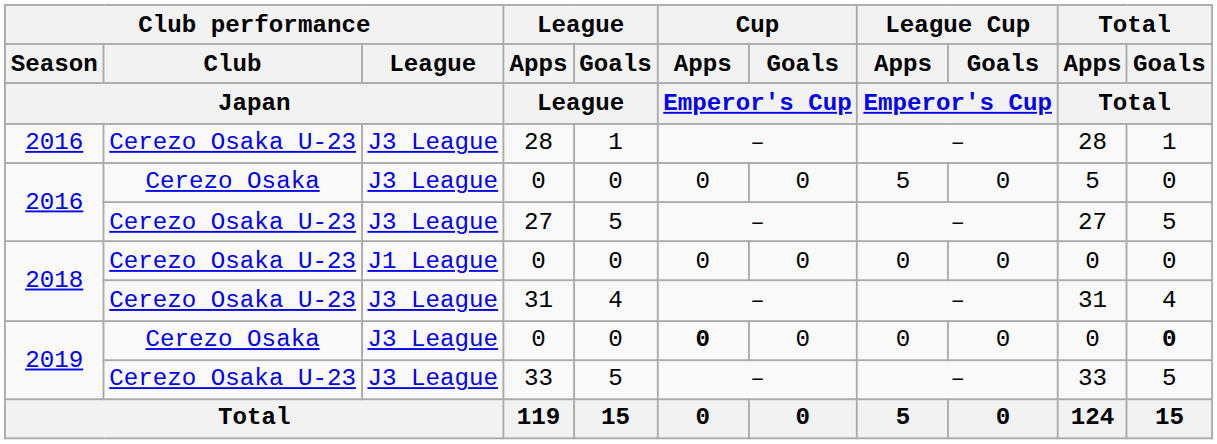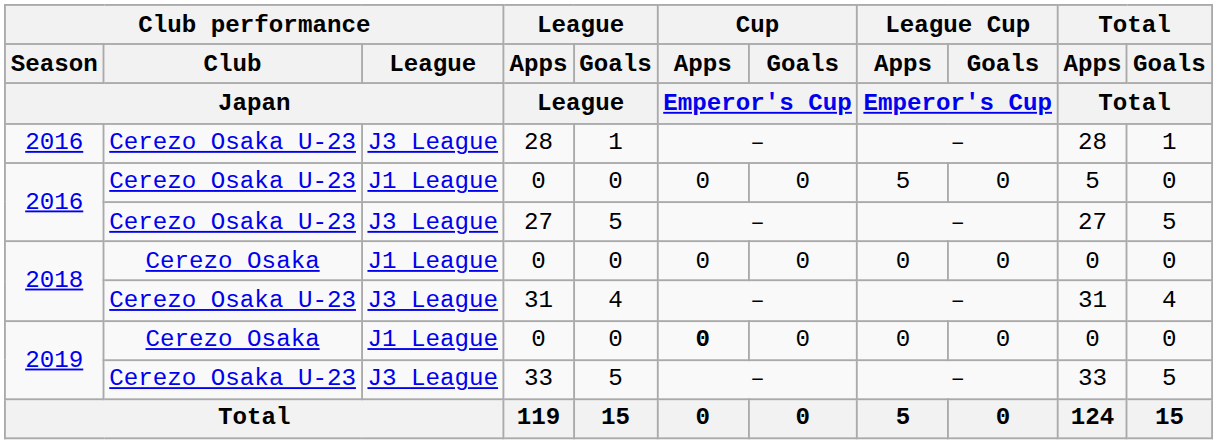(233, 182) Cerezo Osaka -> (233, 182) Cerezo Osaka U-23
(433, 182) J3 League -> (433, 182) J1 League
(233, 261) Cerezo Osaka U-23 -> (233, 261) Cerezo Osaka
(433, 340) J3 League -> (433, 340) J1 League
(1169, 340) bold -> (1169, 340) normal
